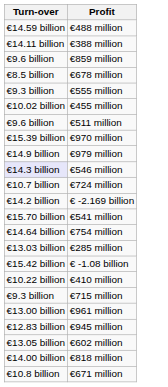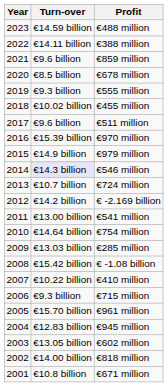+ column: (18, 12)
(36, 216) €15.70 billion -> (62, 216) €13.00 billion
(36, 311) €13.00 billion -> (62, 311) €15.70 billion
